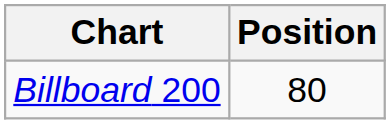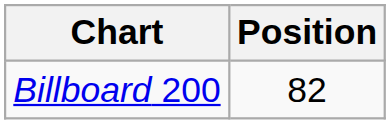(307, 88) 80 -> (307, 88) 82
